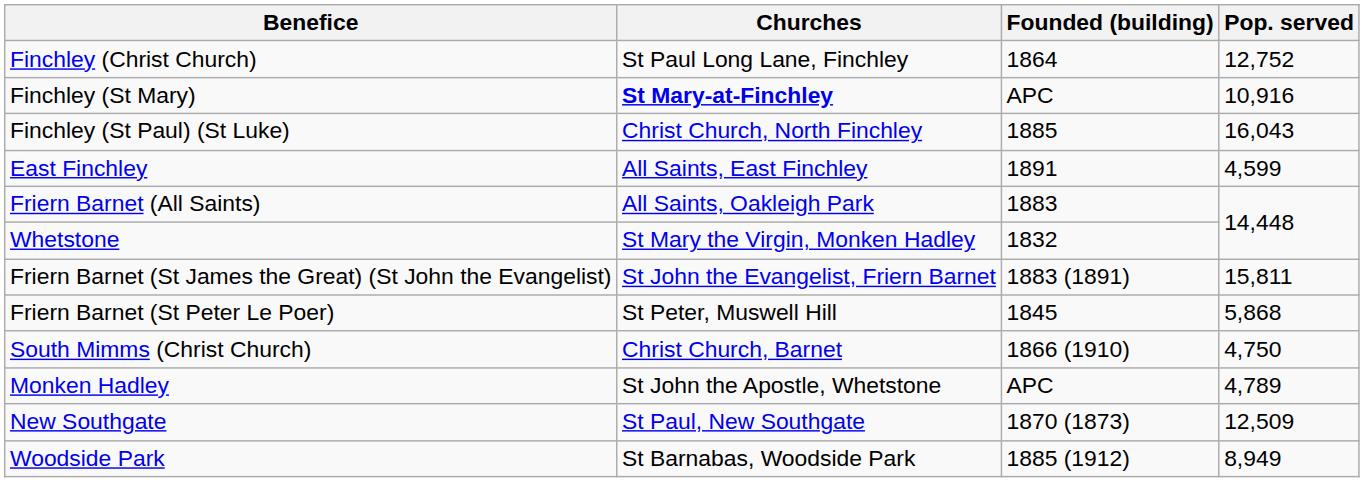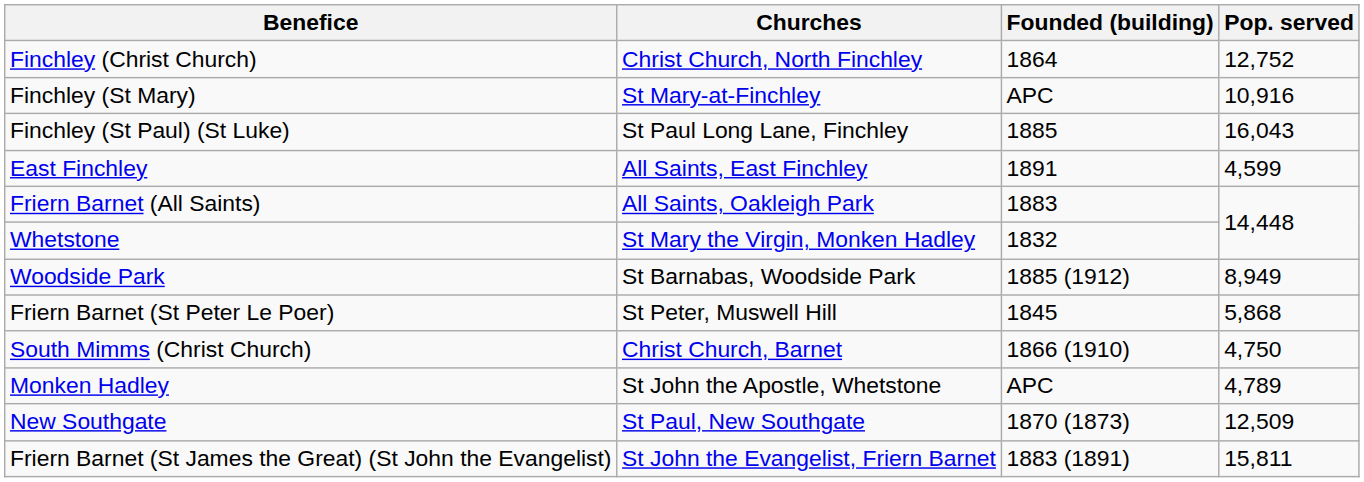(765, 58) St Paul Long Lane, Finchley -> (772, 58) Christ Church, North Finchley
(728, 95) bold -> (721, 95) normal
(772, 131) Christ Church, North Finchley -> (765, 131) St Paul Long Lane, Finchley
rows swapped: (311, 276) <-> (87, 458)
